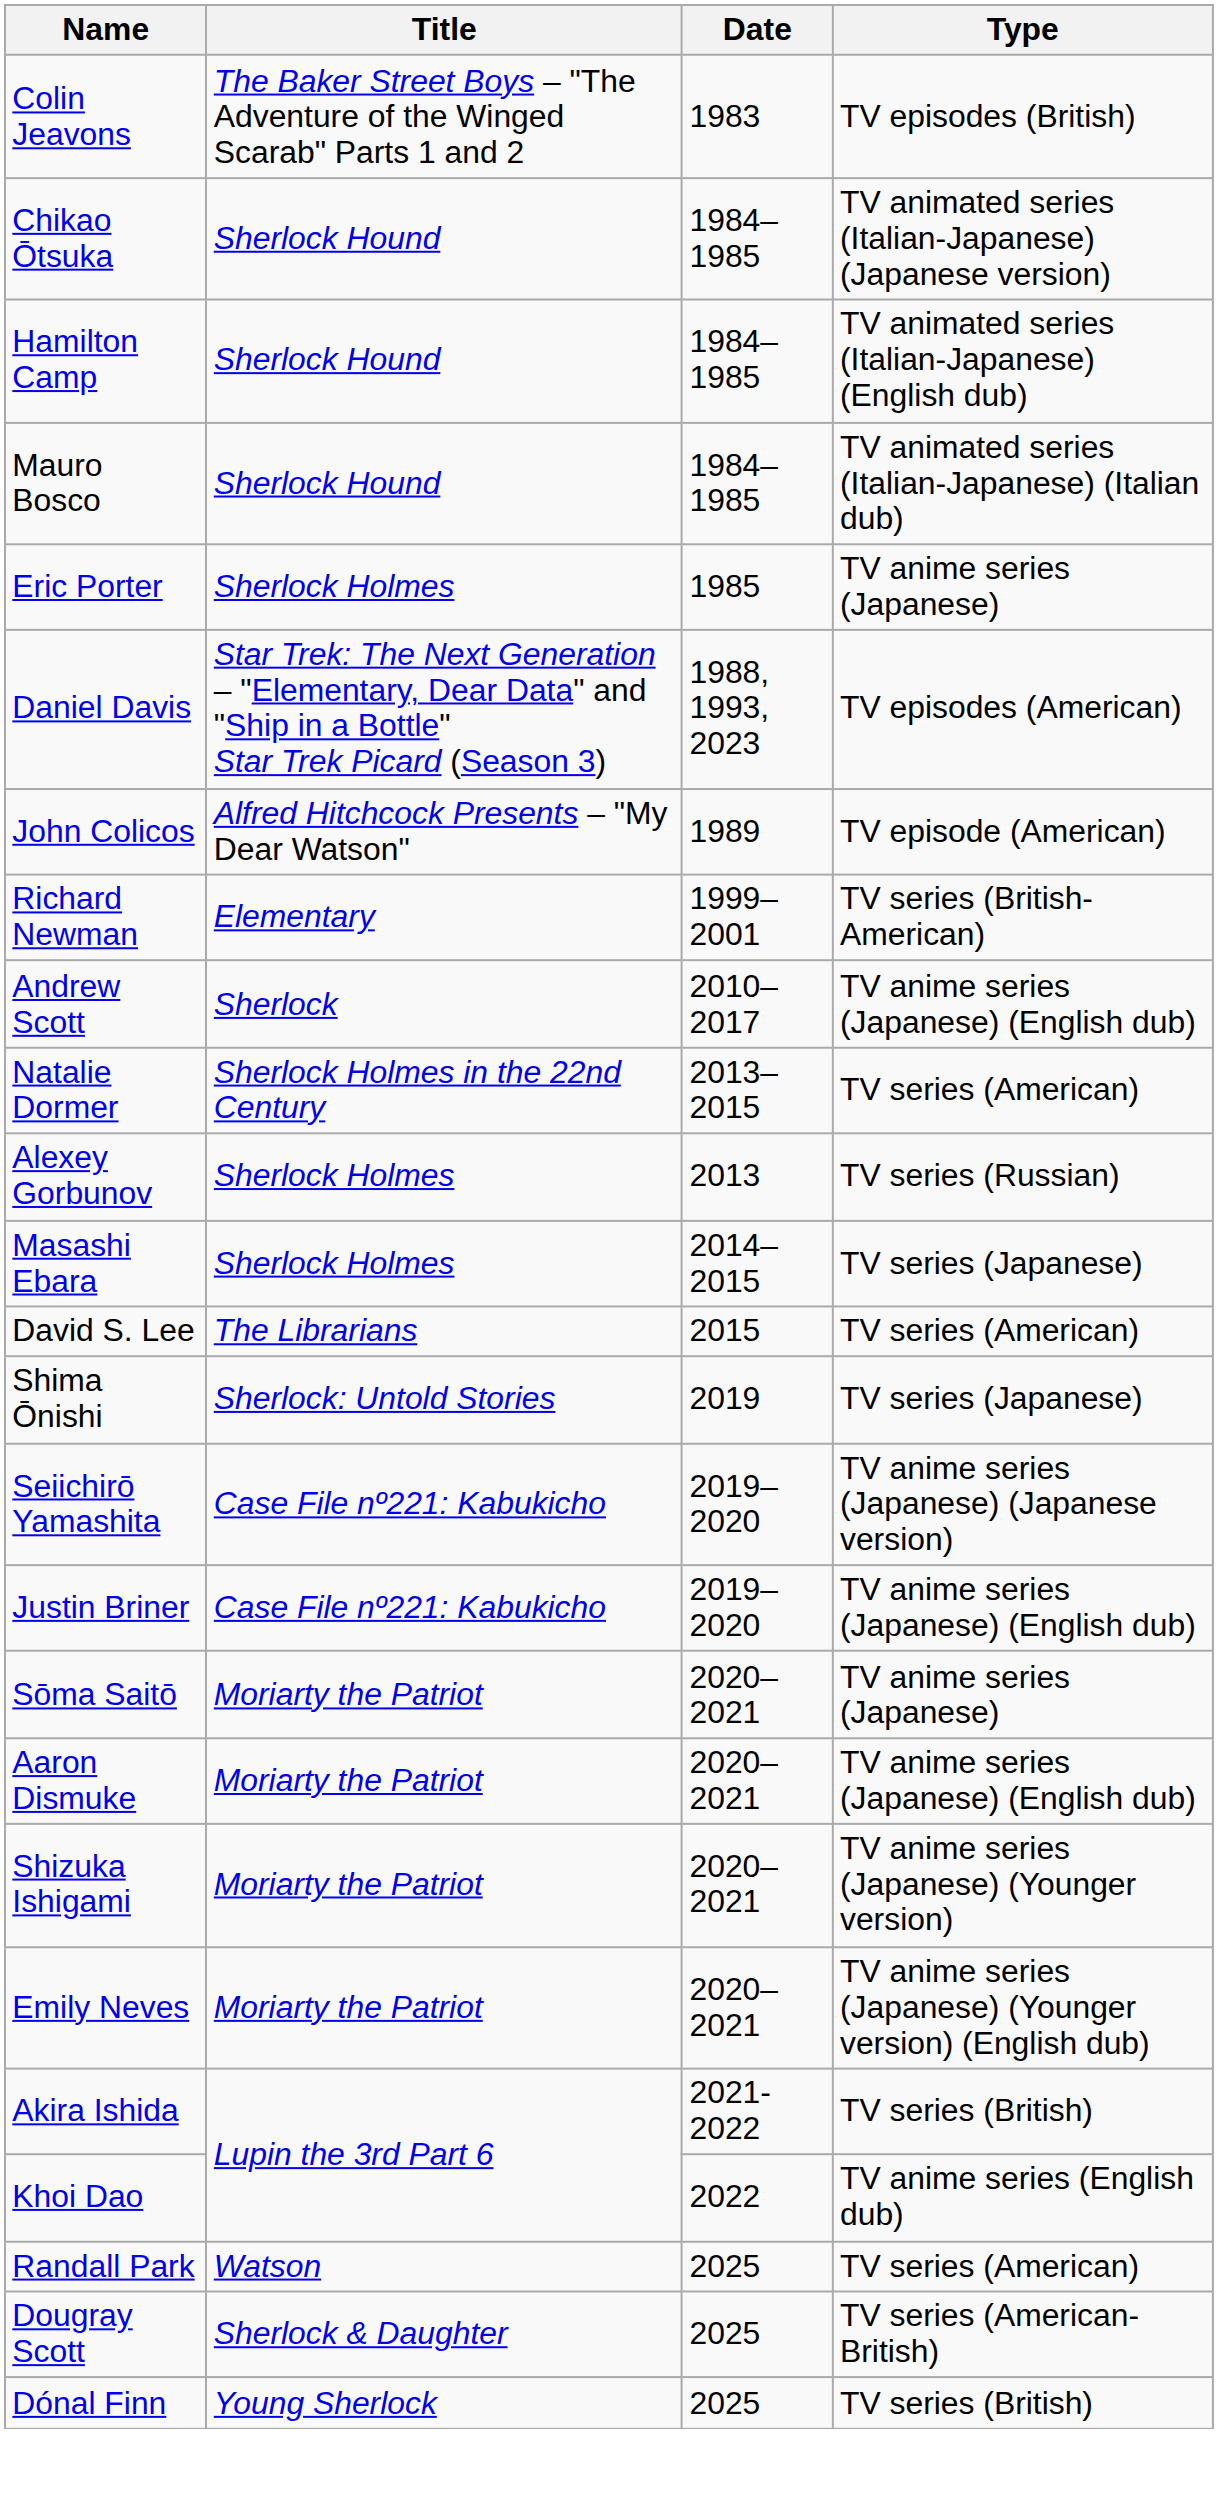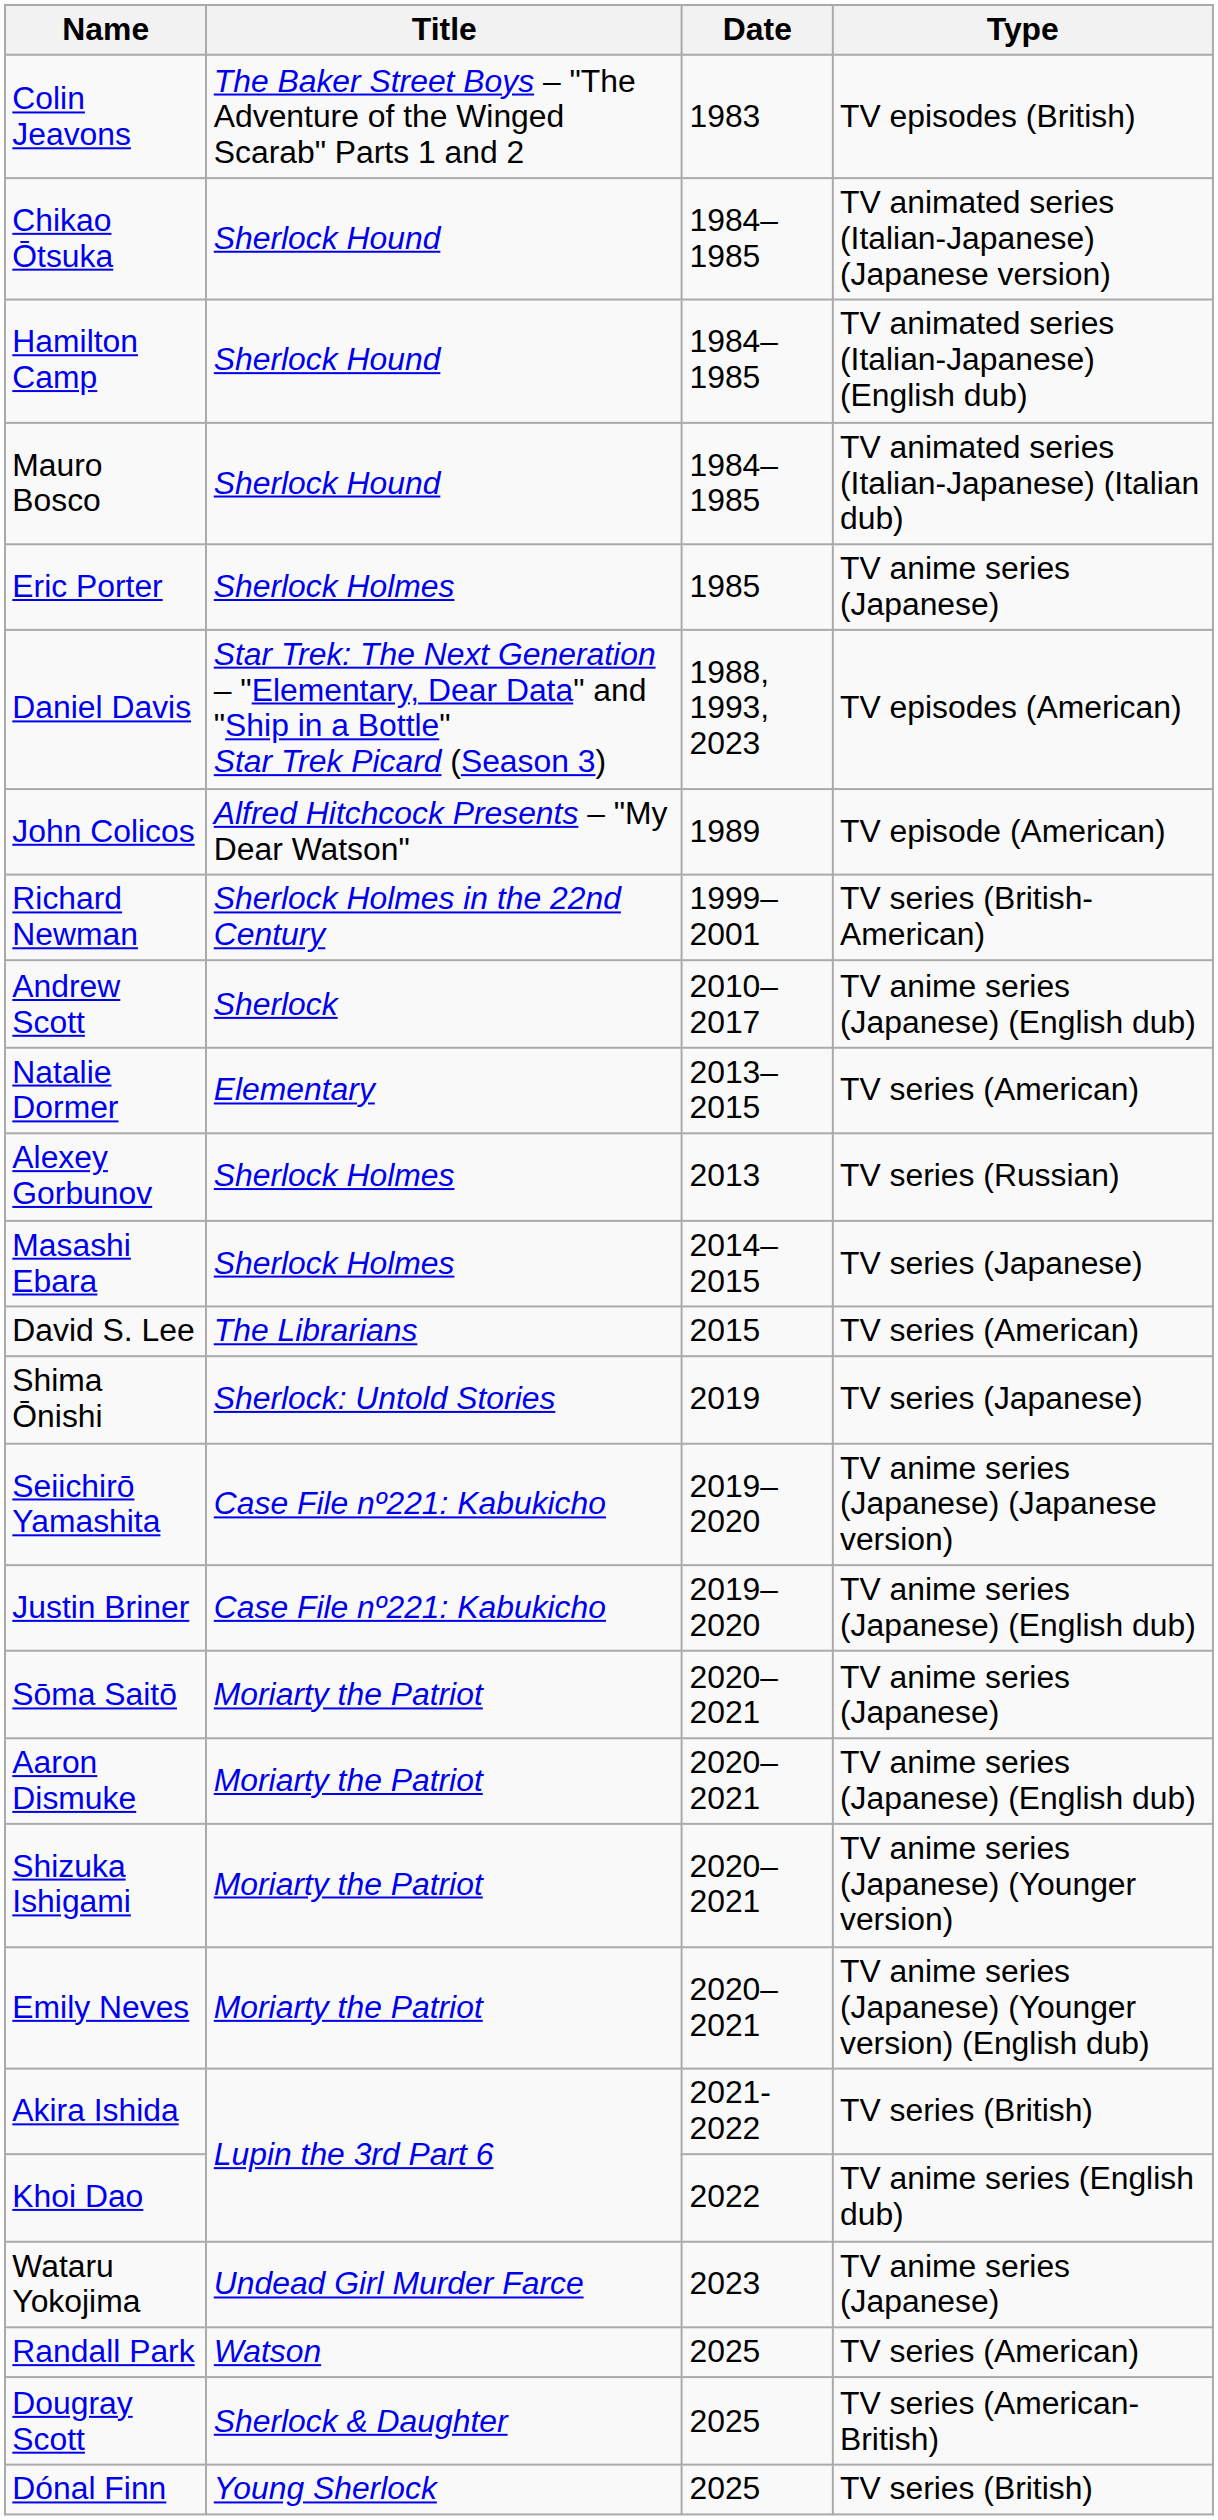(294, 917) Elementary -> (417, 917) Sherlock Holmes in the 22nd Century
(417, 1089) Sherlock Holmes in the 22nd Century -> (294, 1089) Elementary
+ row: (76, 2283)
